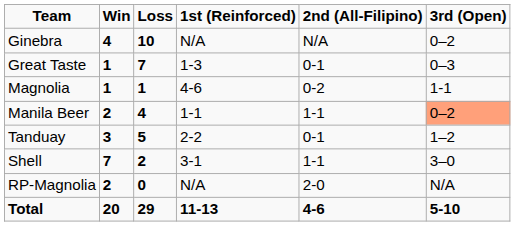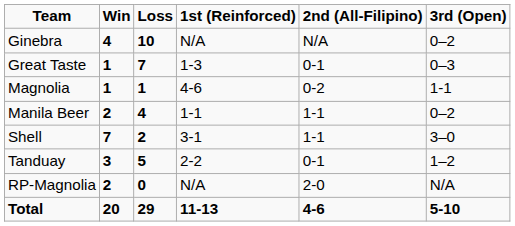(442, 112) lightsalmon background -> (442, 112) no background
rows swapped: (25, 161) <-> (37, 137)
